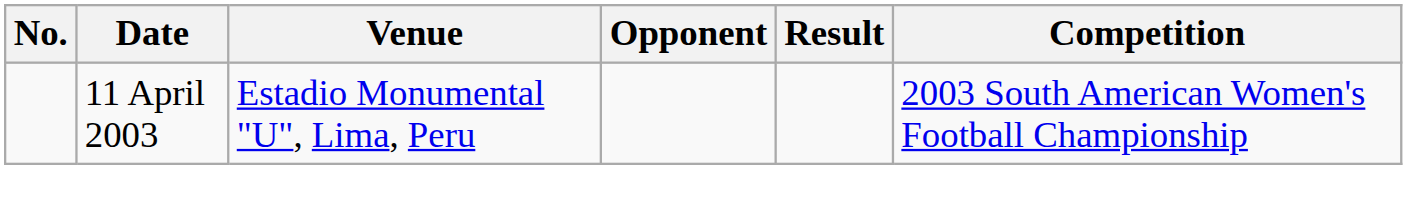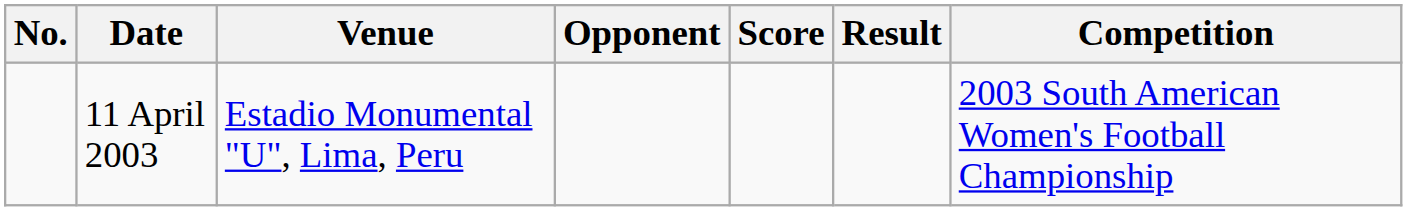+ column: (781, 33)
